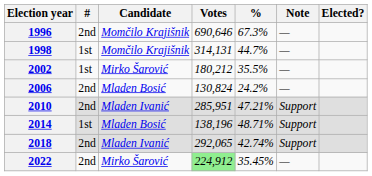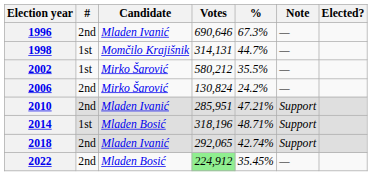(145, 32) Momčilo Krajišnik -> (135, 32) Mladen Ivanić
(213, 69) 180,212 -> (213, 69) 580,212
(133, 87) Mladen Bosić -> (135, 87) Mirko Šarović
(213, 124) 138,196 -> (213, 124) 318,196
(135, 161) Mirko Šarović -> (133, 161) Mladen Bosić
